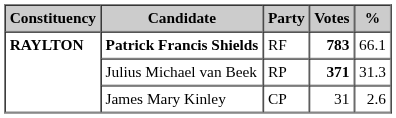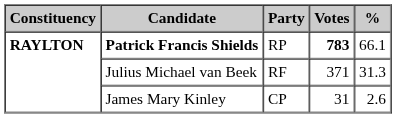(277, 45) RF -> (277, 45) RP
(277, 72) RP -> (277, 72) RF
(338, 72) bold -> (338, 72) normal
